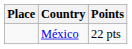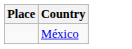- column: (108, 14)
